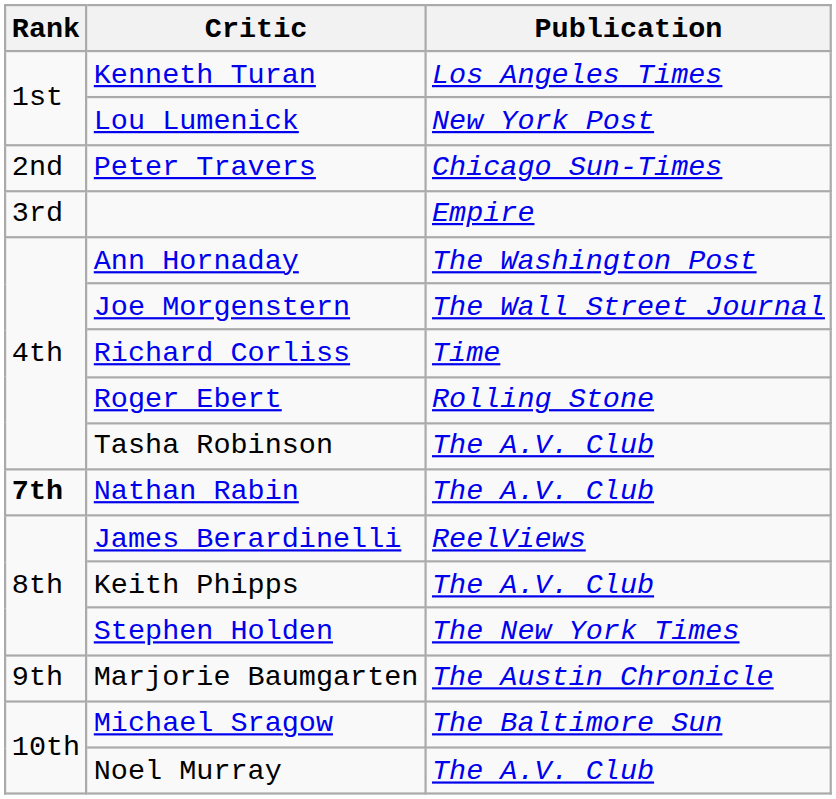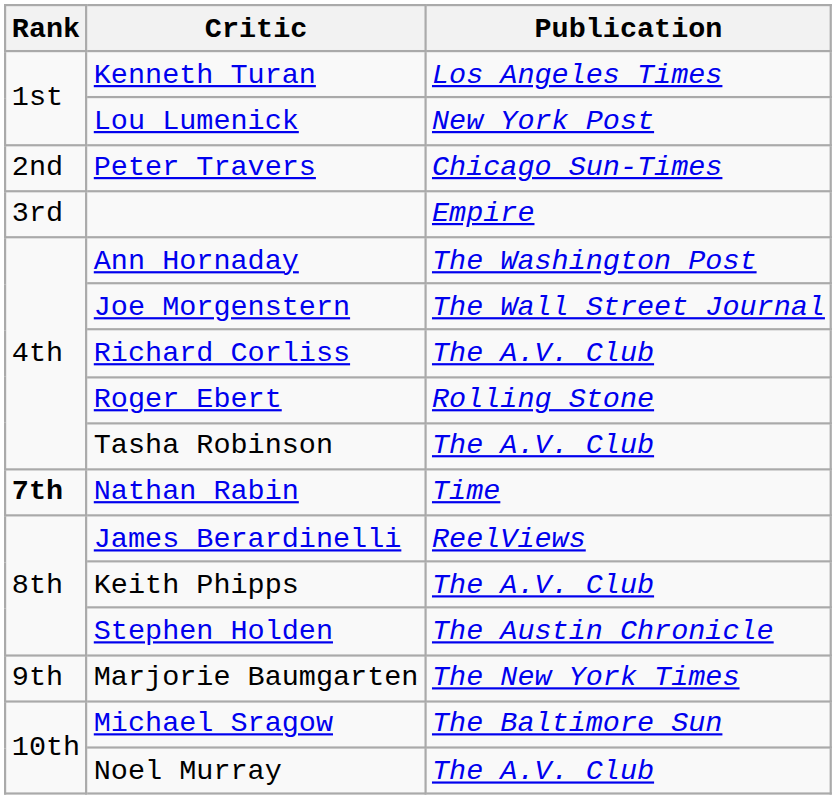(466, 353) Time -> (543, 353) The A.V. Club
(543, 492) The A.V. Club -> (466, 492) Time
(586, 632) The New York Times -> (603, 632) The Austin Chronicle
(603, 678) The Austin Chronicle -> (586, 678) The New York Times
